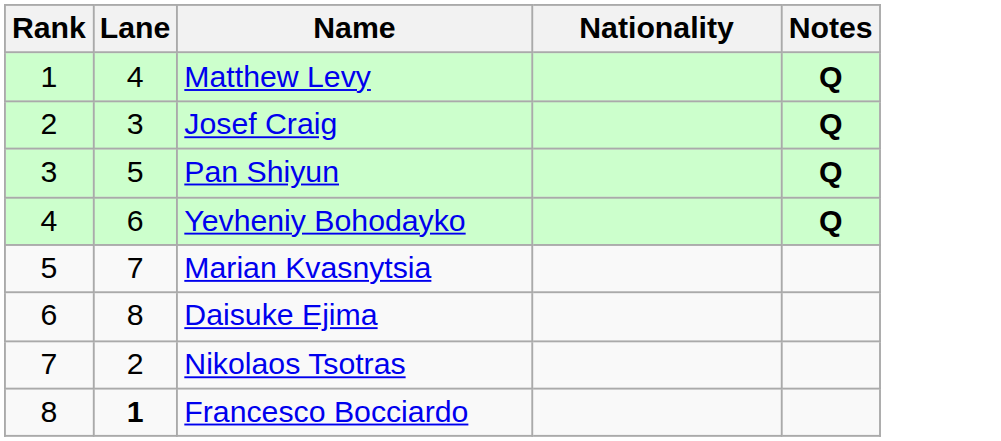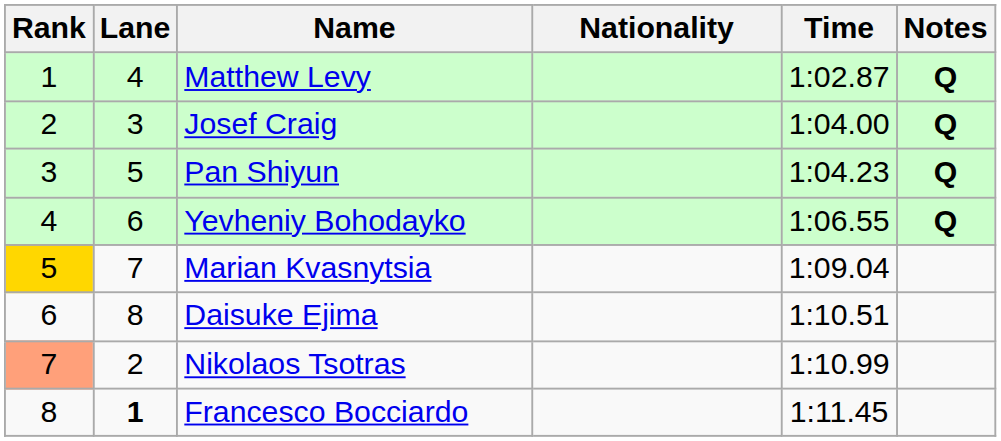+ column: (839, 28)
(49, 268) no background -> (49, 268) gold background
(49, 364) no background -> (49, 364) lightsalmon background
